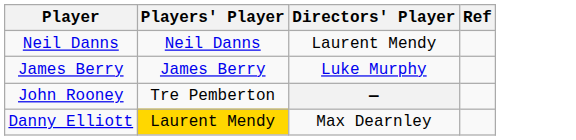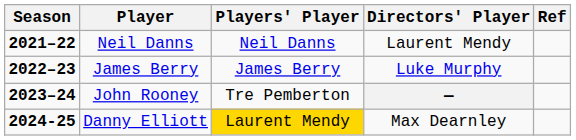+ column: (42, 18)
